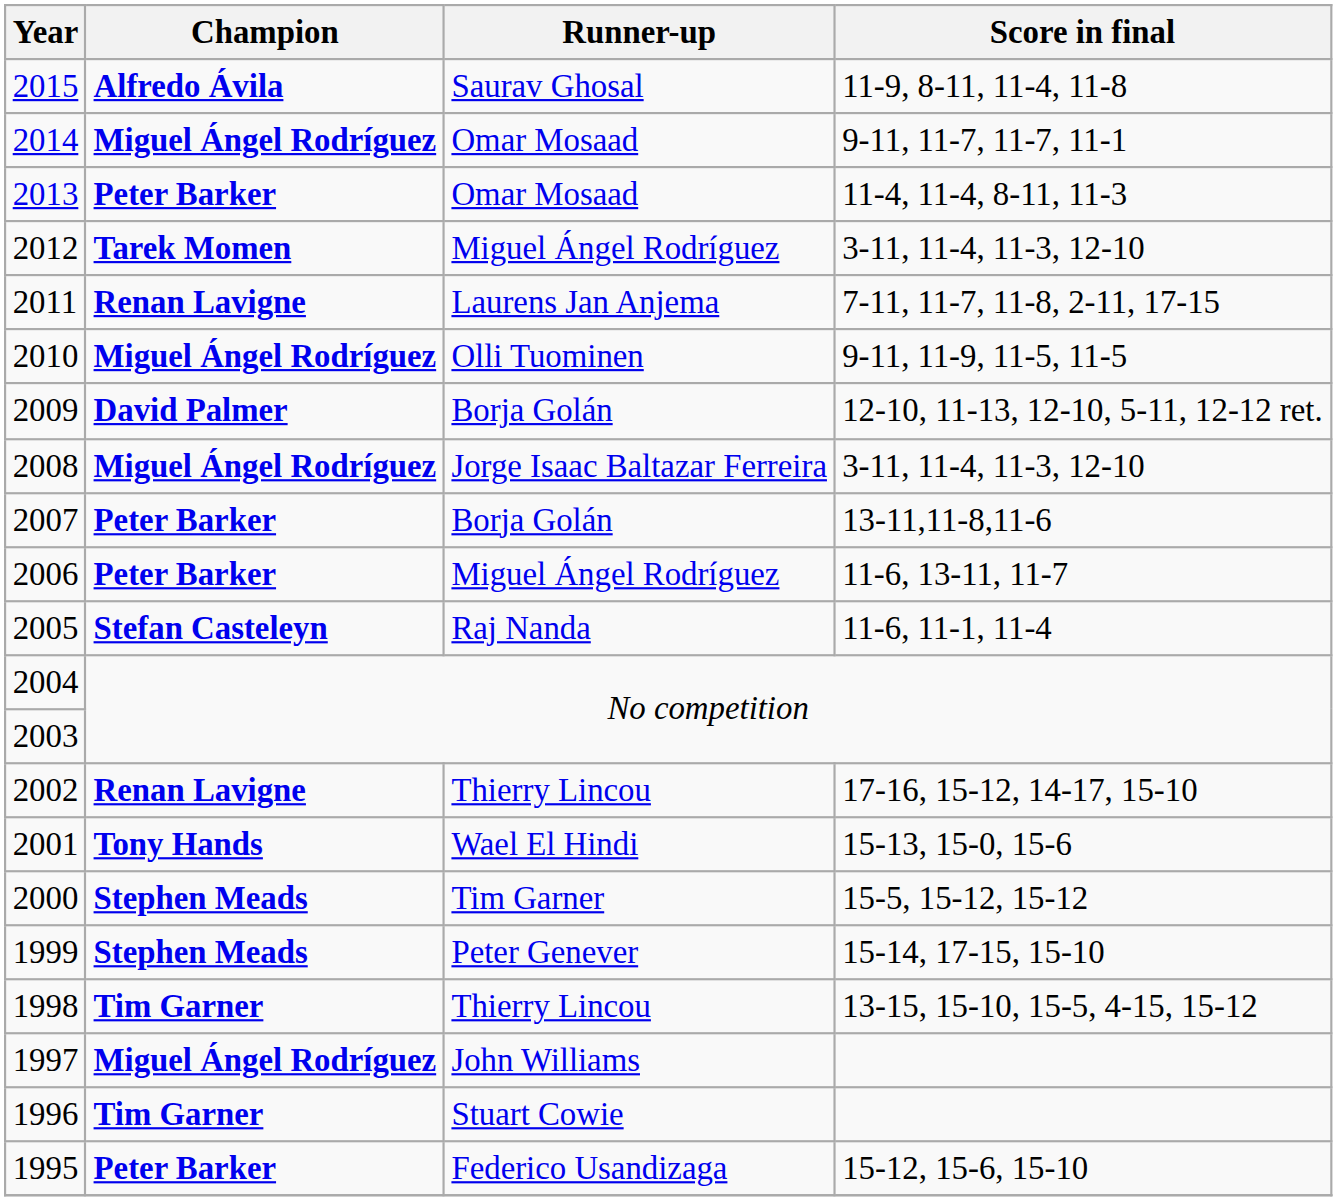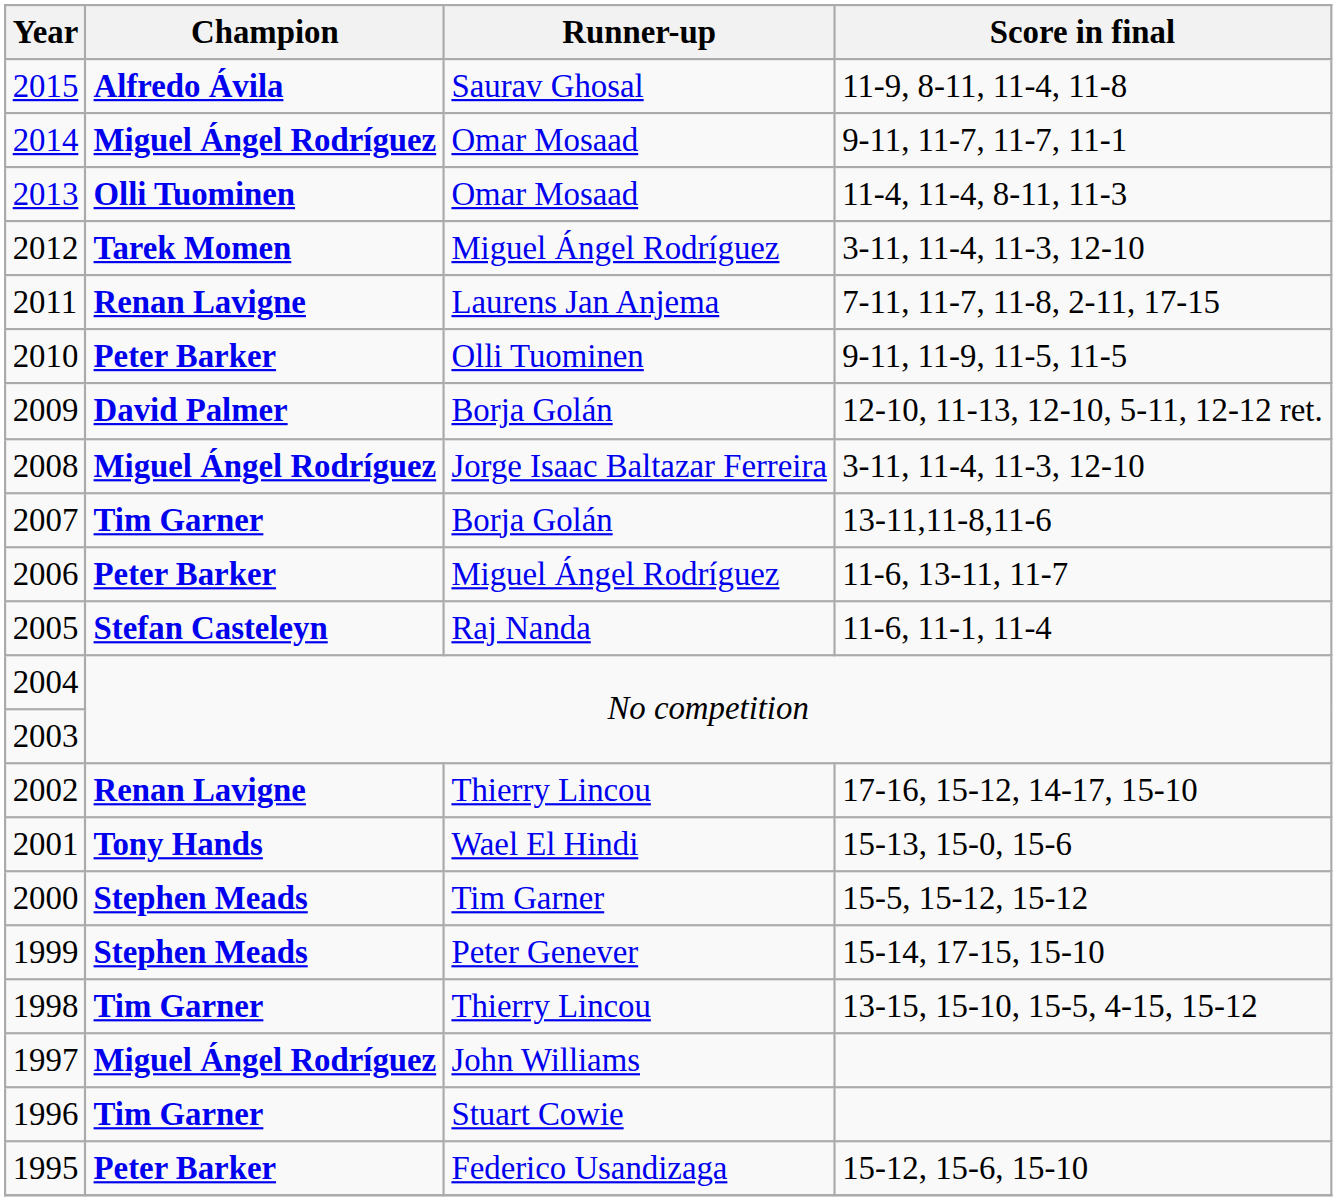(185, 194) Peter Barker -> (194, 194) Olli Tuominen
(265, 356) Miguel Ángel Rodríguez -> (185, 356) Peter Barker
(185, 518) Peter Barker -> (178, 518) Tim Garner
